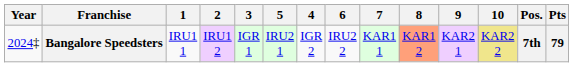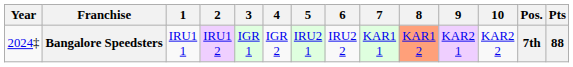columns swapped: (311, 14) <-> (280, 14)
(498, 43) khaki background -> (498, 43) no background
(557, 43) 79 -> (557, 43) 88
